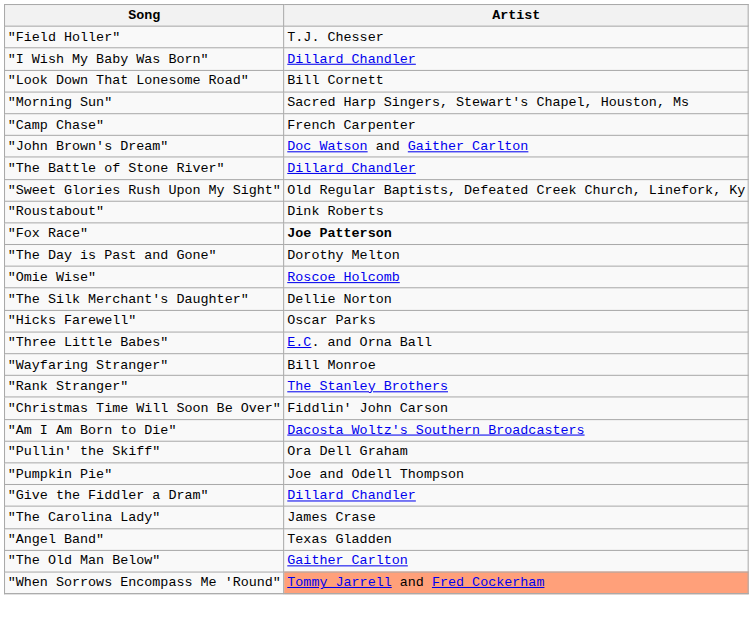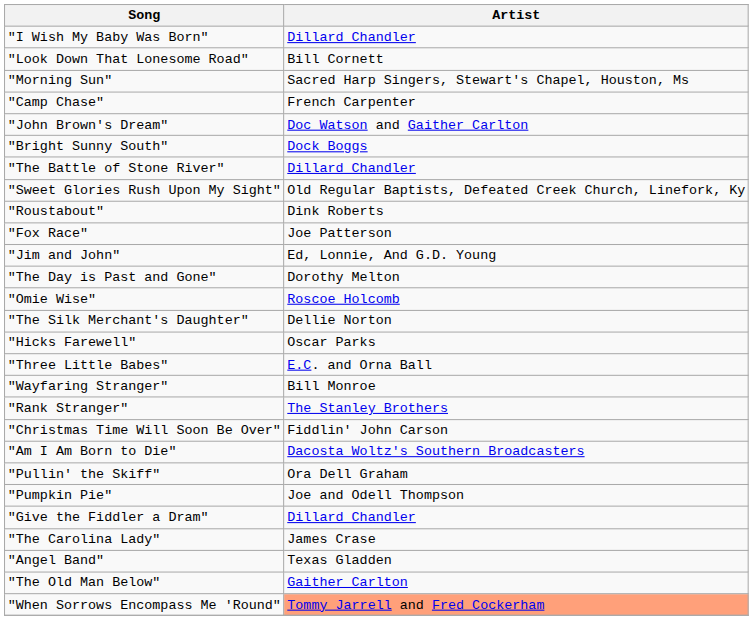- row: (64, 37)
+ row: (88, 146)
(340, 234) bold -> (340, 234) normal
+ row: (64, 255)
